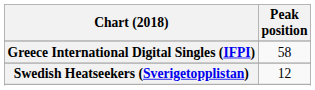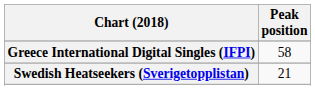(284, 73) 12 -> (284, 73) 21
